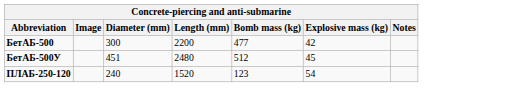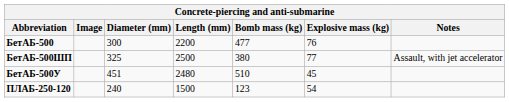(310, 43) 42 -> (312, 43) 76
+ row: (39, 58)
(241, 58) 512 -> (242, 74) 510
(184, 74) 1520 -> (185, 89) 1500
